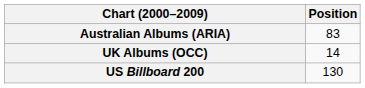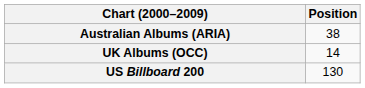(333, 33) 83 -> (333, 33) 38
